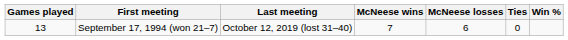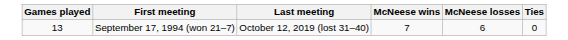- column: (546, 12)
